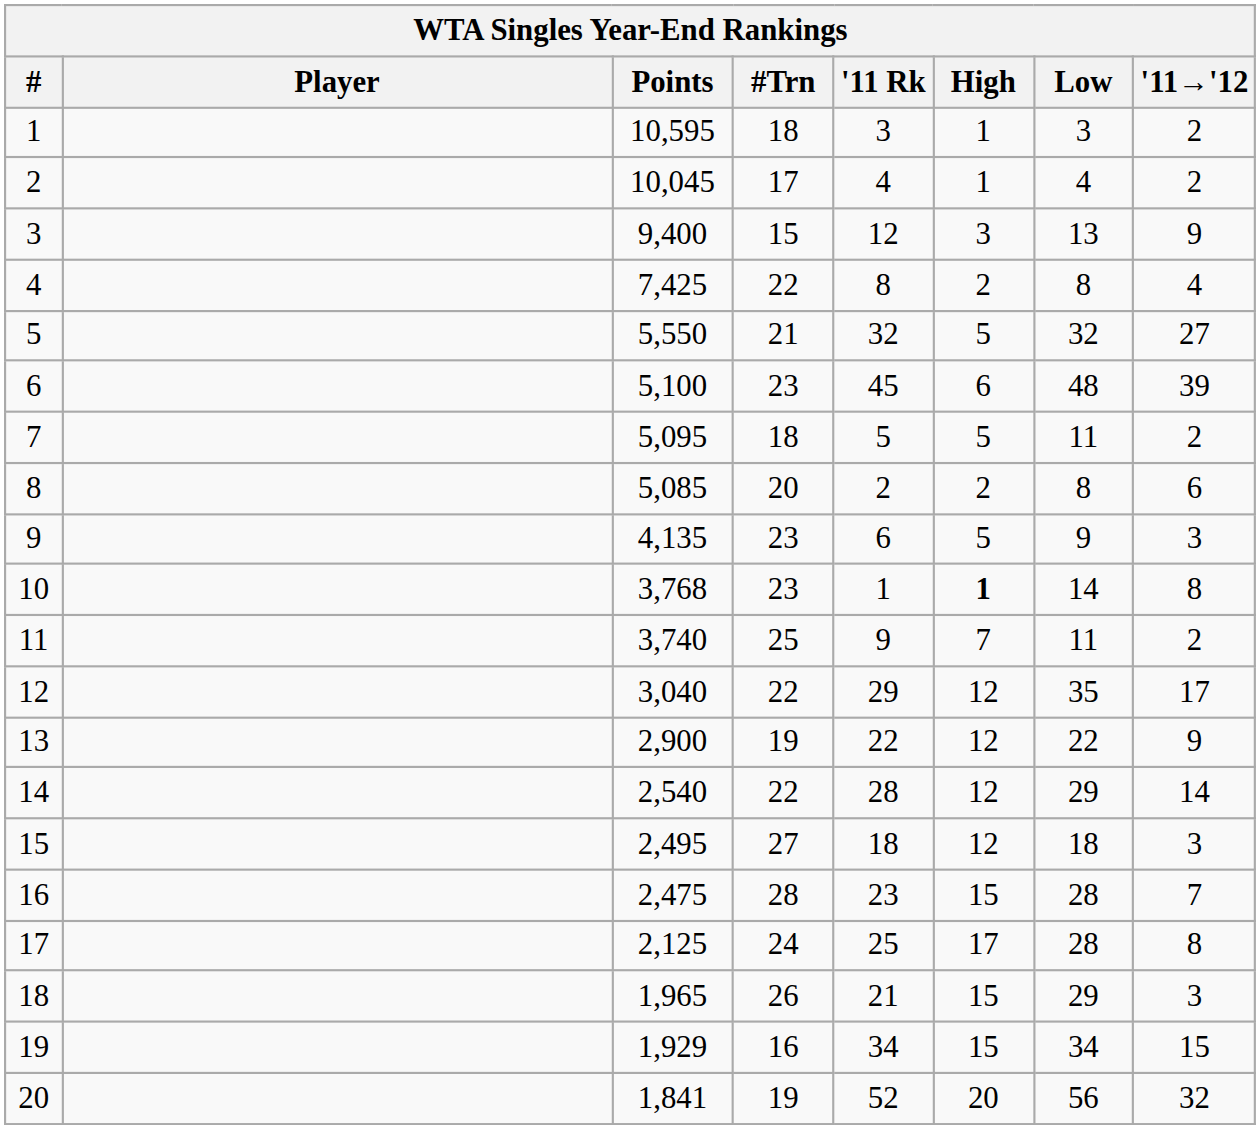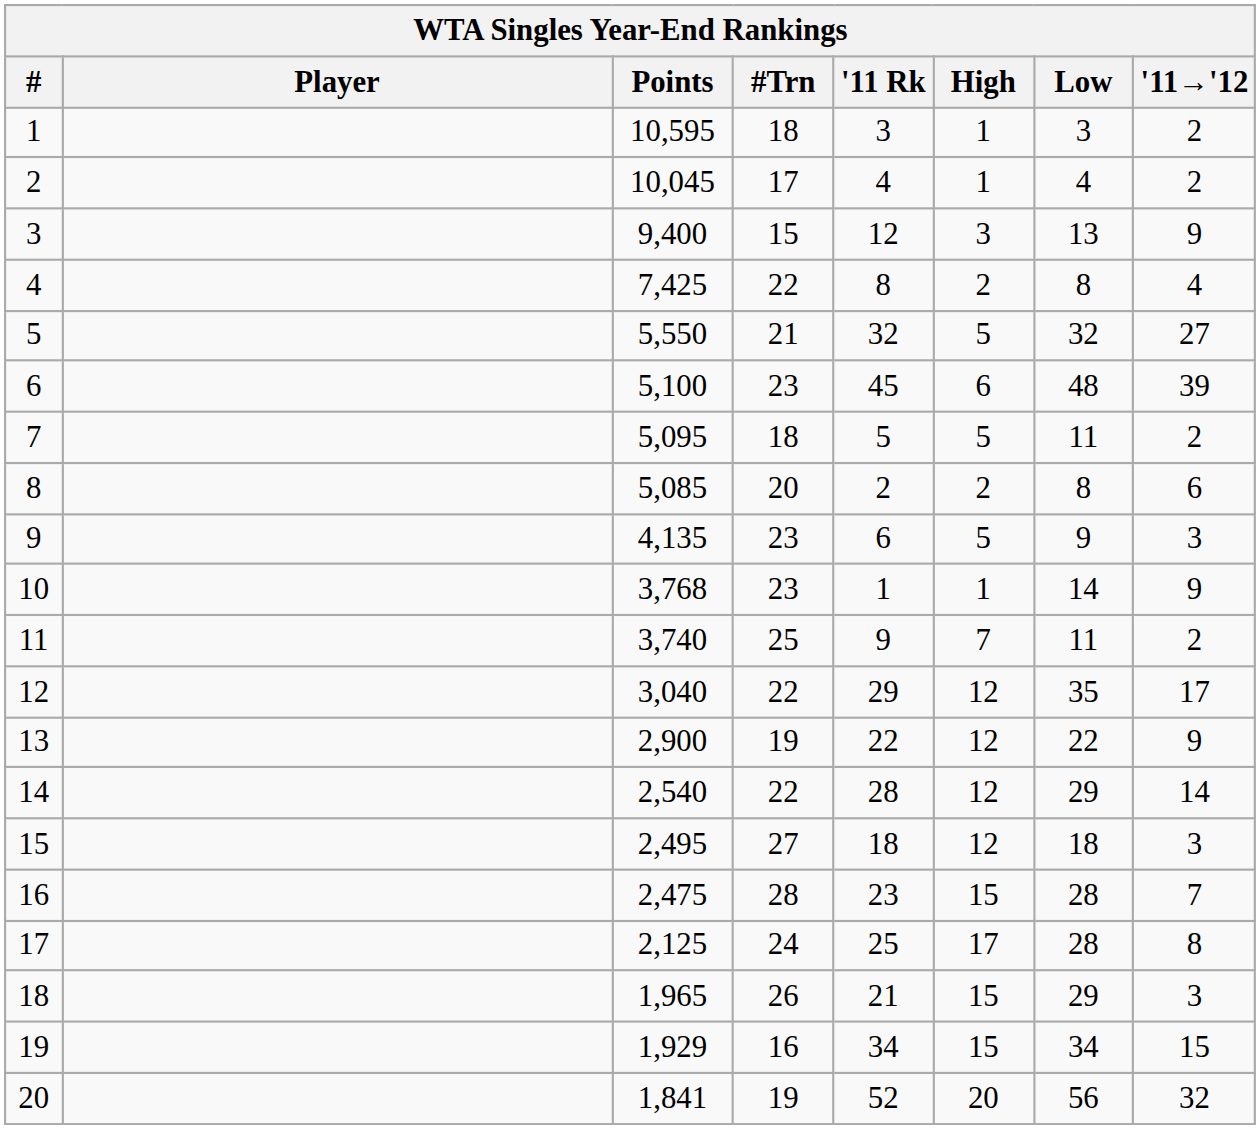(983, 589) bold -> (983, 589) normal
(1194, 589) 8 -> (1194, 589) 9
